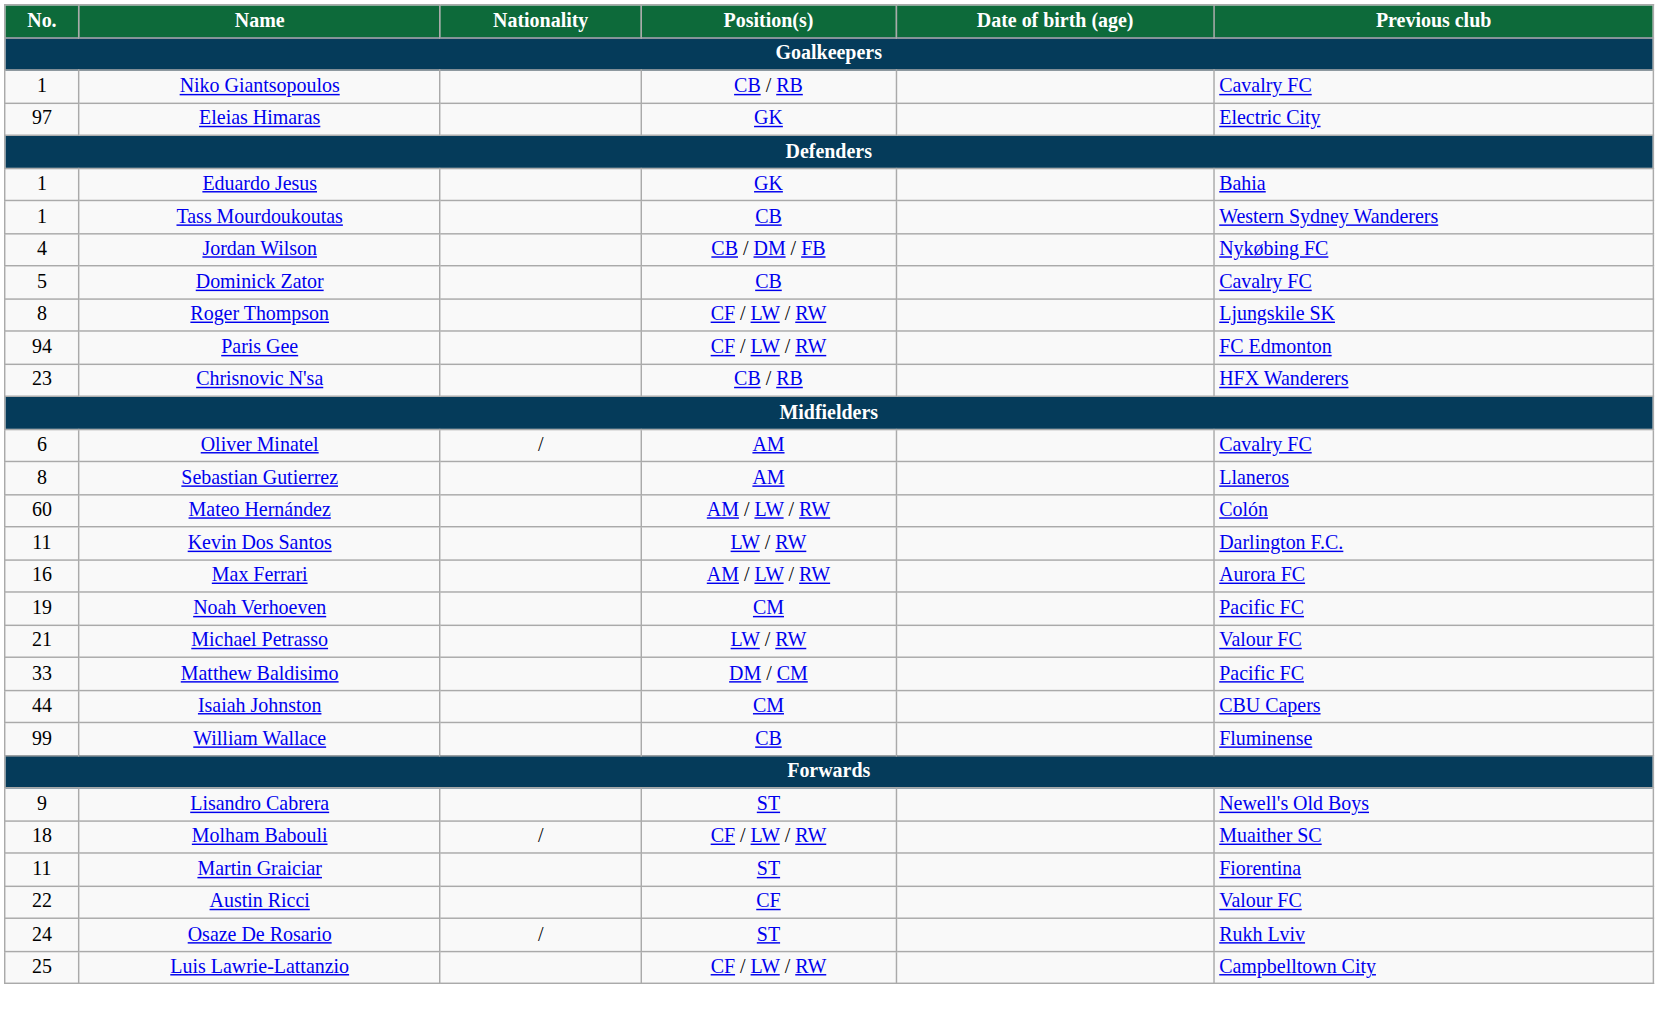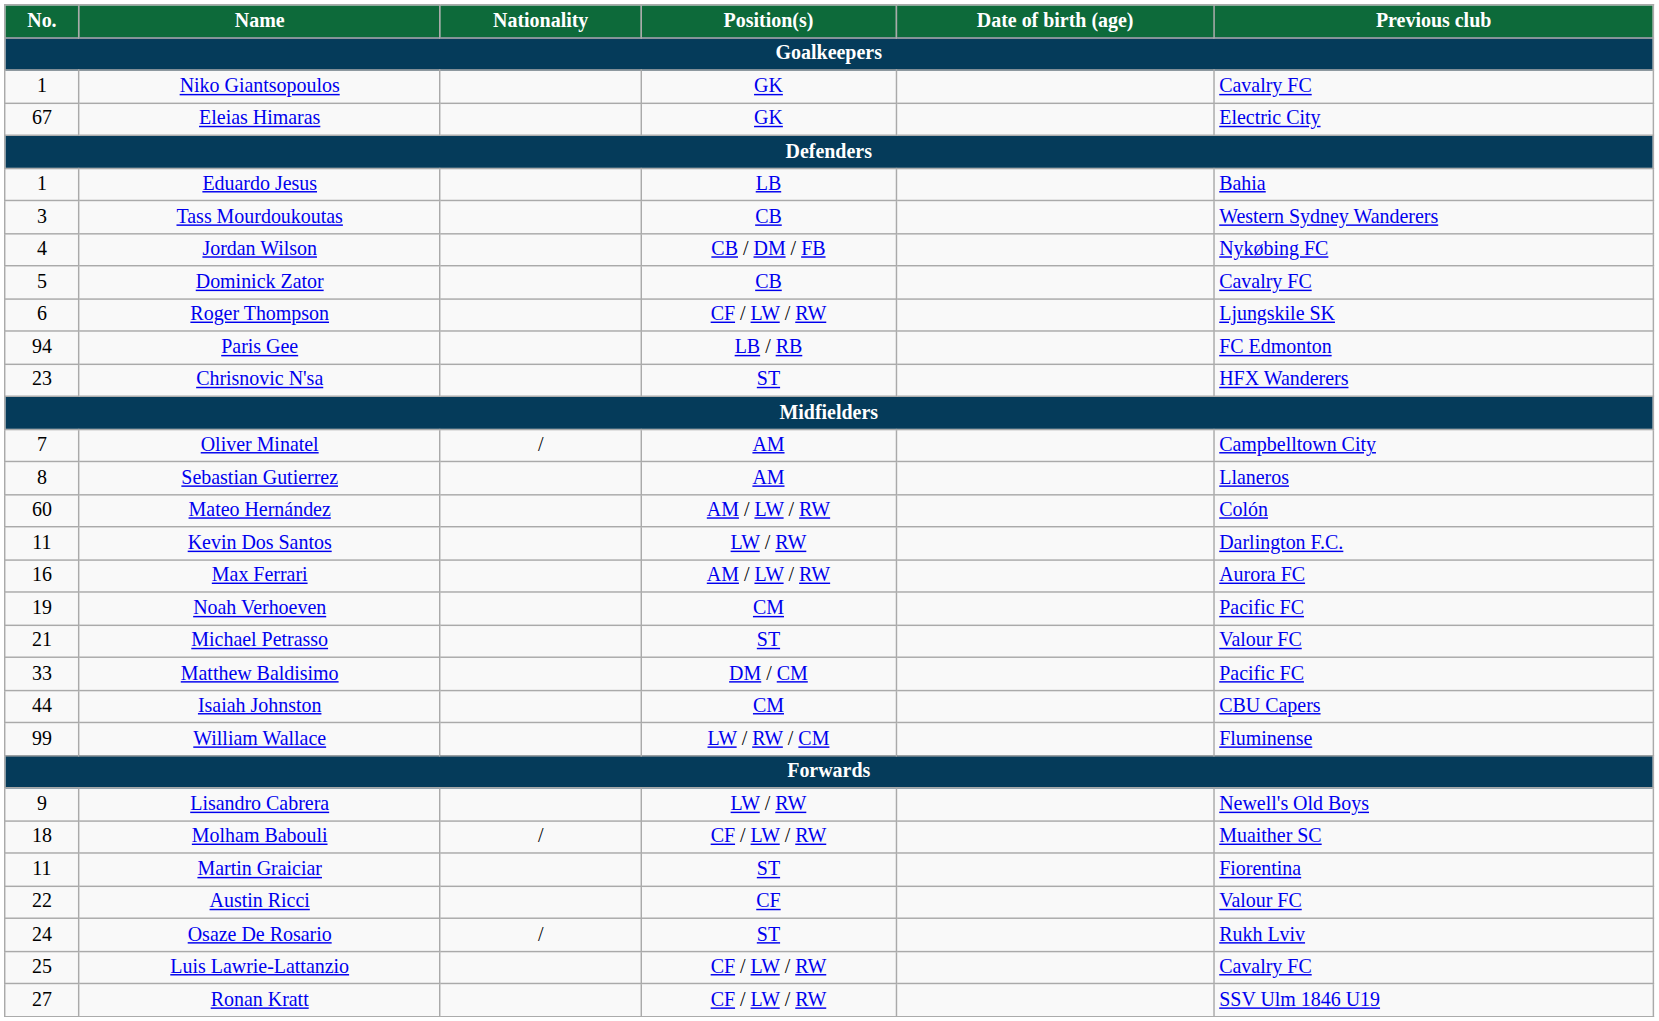(768, 85) CB / RB -> (768, 85) GK
(42, 118) 97 -> (42, 118) 67
(768, 183) GK -> (768, 183) LB
(42, 216) 1 -> (42, 216) 3
(42, 314) 8 -> (42, 314) 6
(768, 346) CF / LW / RW -> (768, 346) LB / RB
(768, 379) CB / RB -> (768, 379) ST
(42, 444) 6 -> (42, 444) 7
(1265, 444) Cavalry FC -> (1298, 444) Campbelltown City
(768, 640) LW / RW -> (768, 640) ST
(768, 738) CB -> (768, 738) LW / RW / CM
(768, 803) ST -> (768, 803) LW / RW
(1298, 966) Campbelltown City -> (1265, 966) Cavalry FC
+ row: (260, 999)
